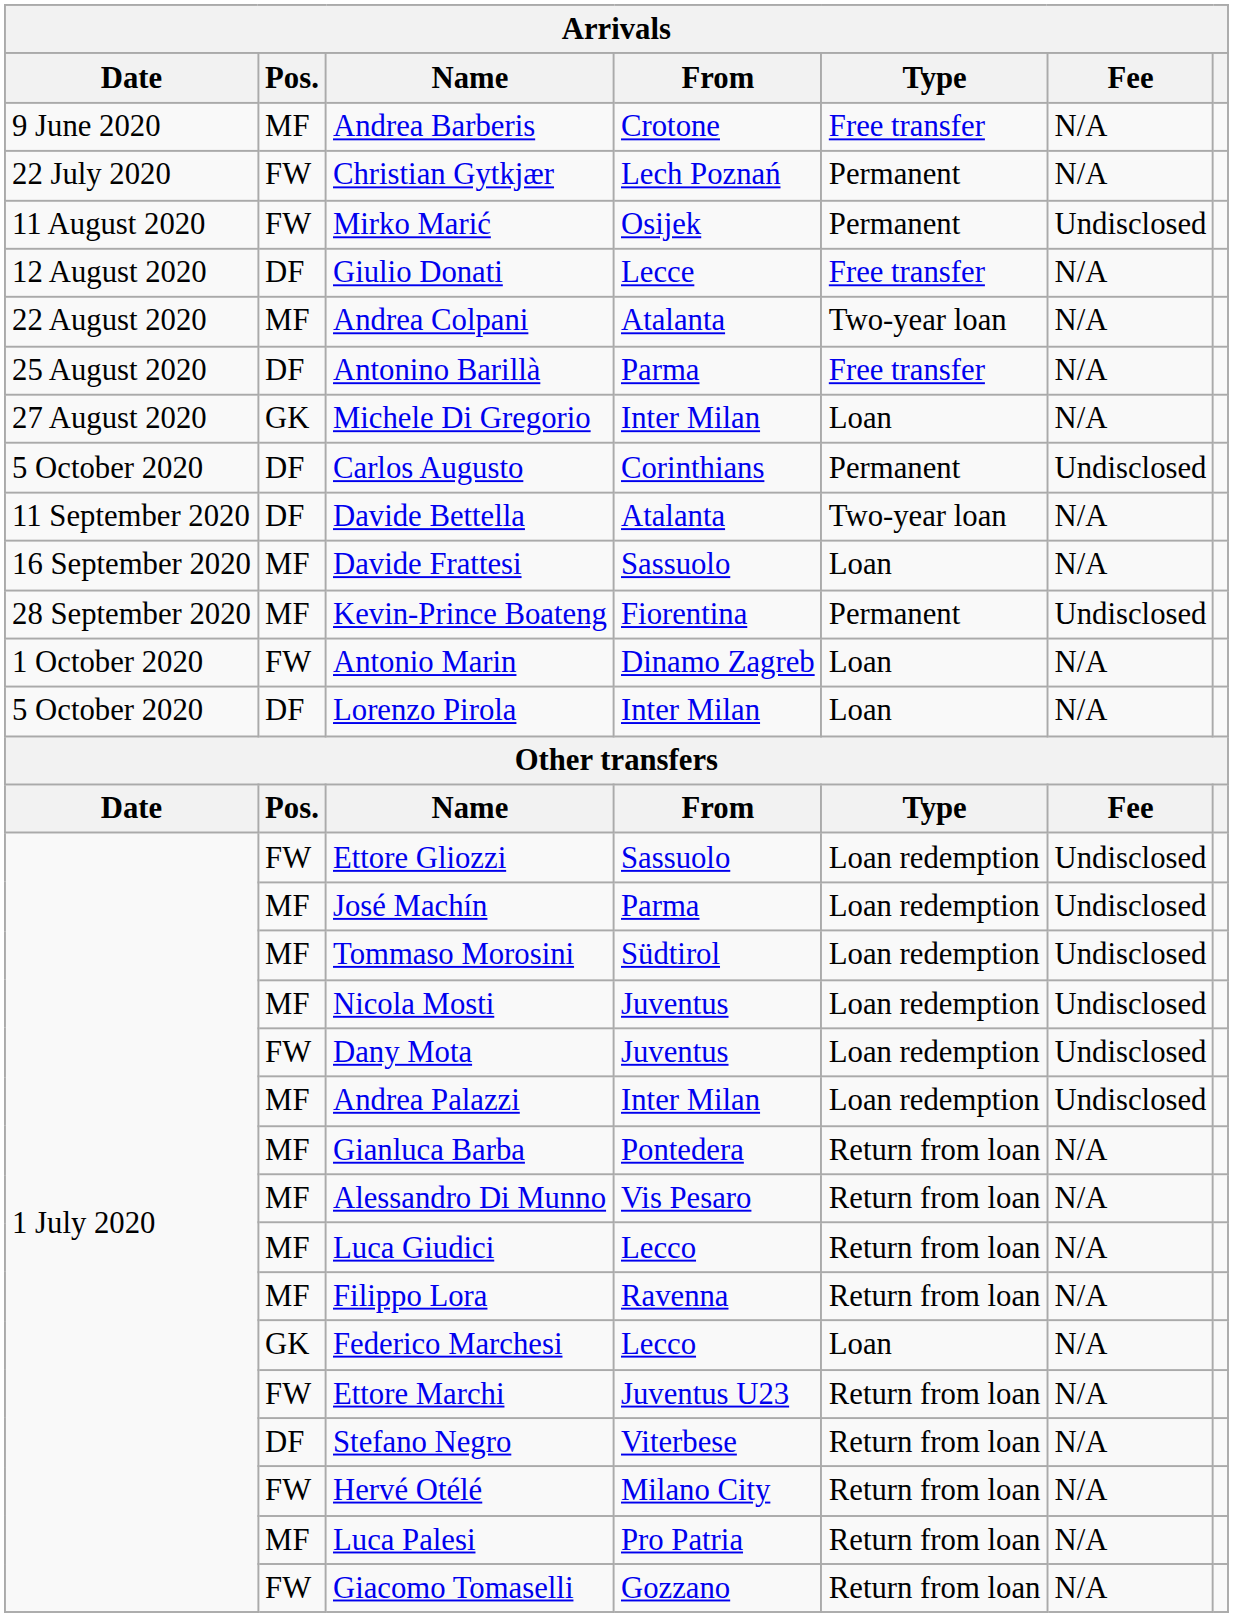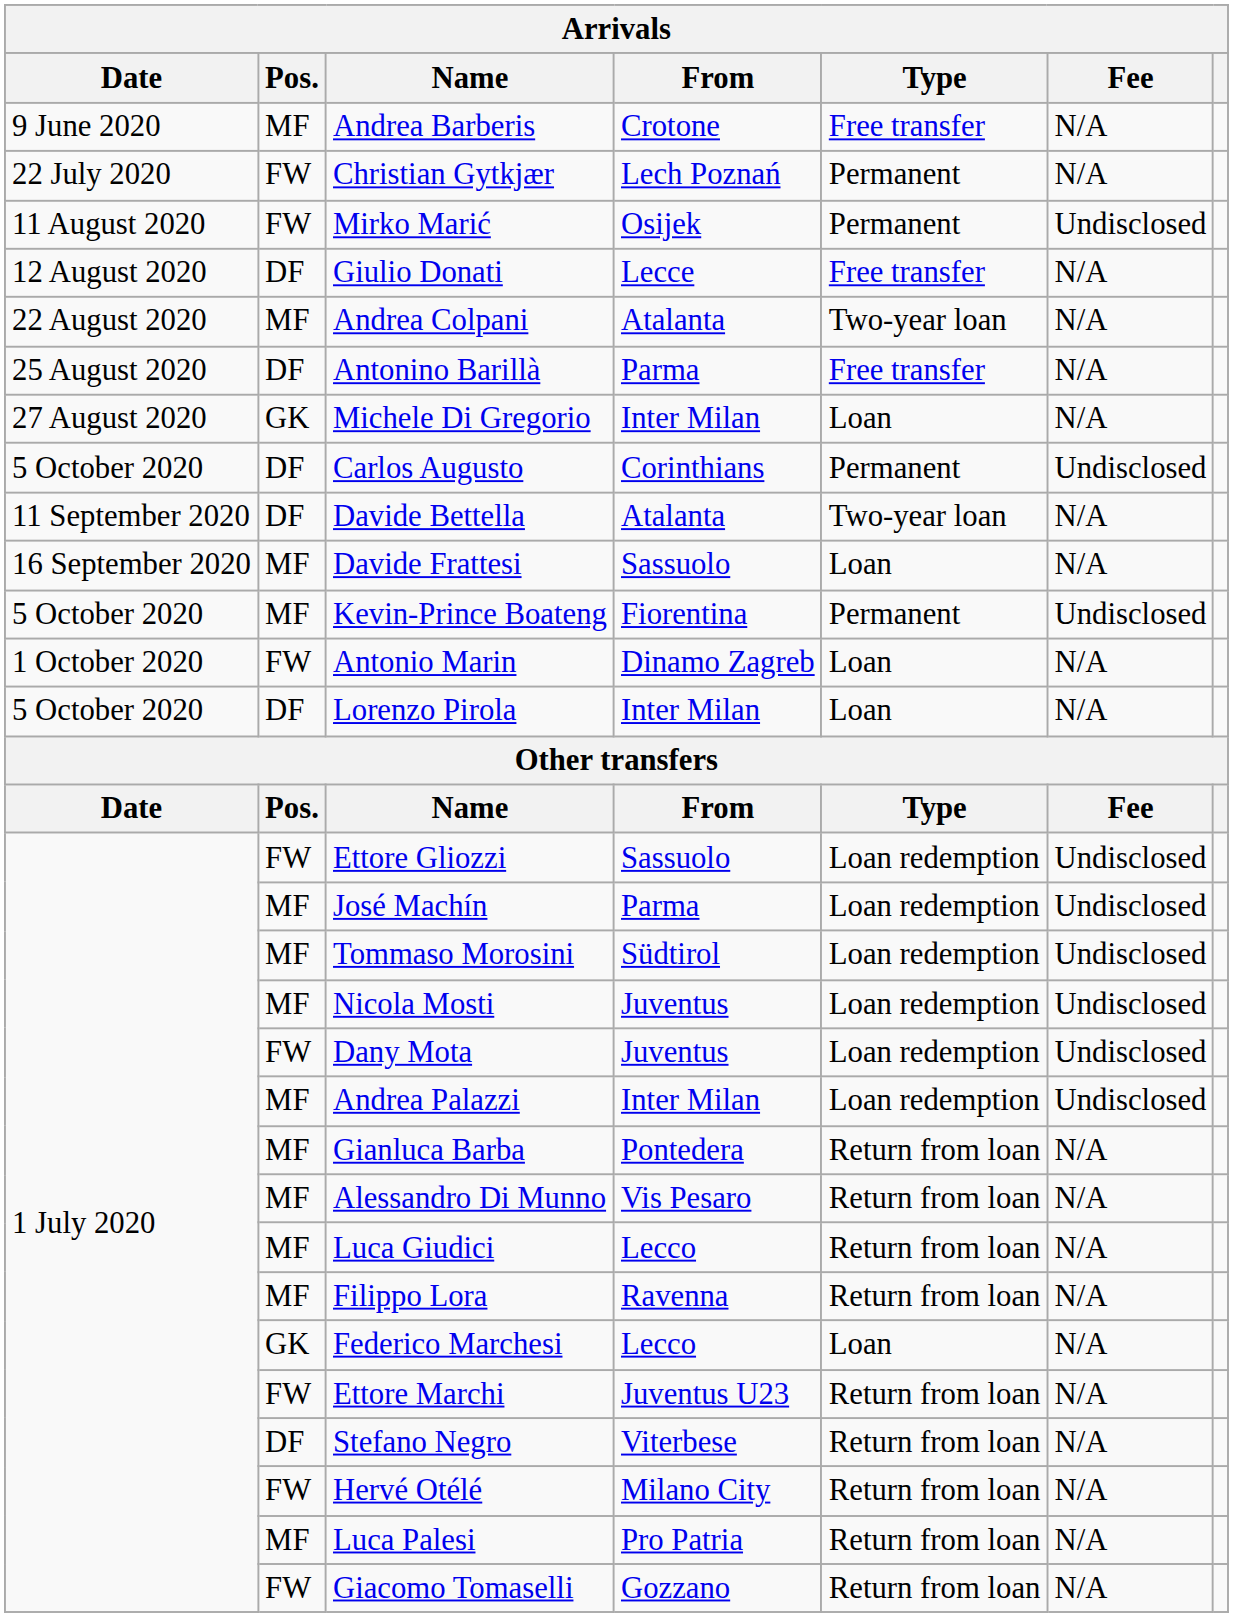(131, 613) 28 September 2020 -> (108, 613) 5 October 2020
